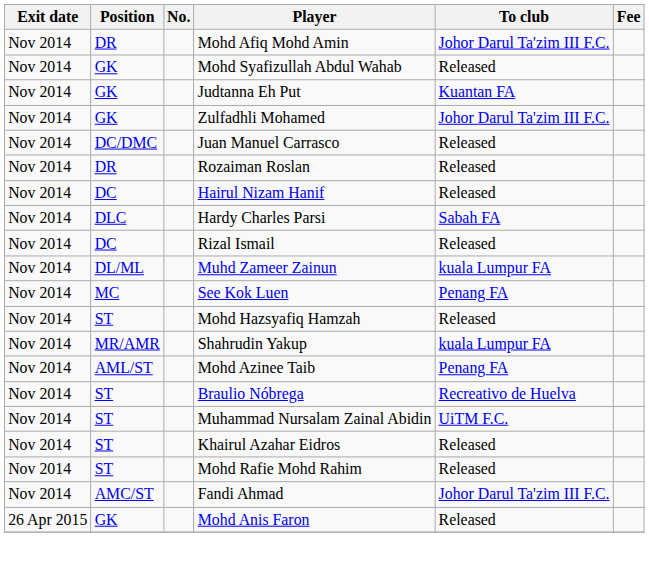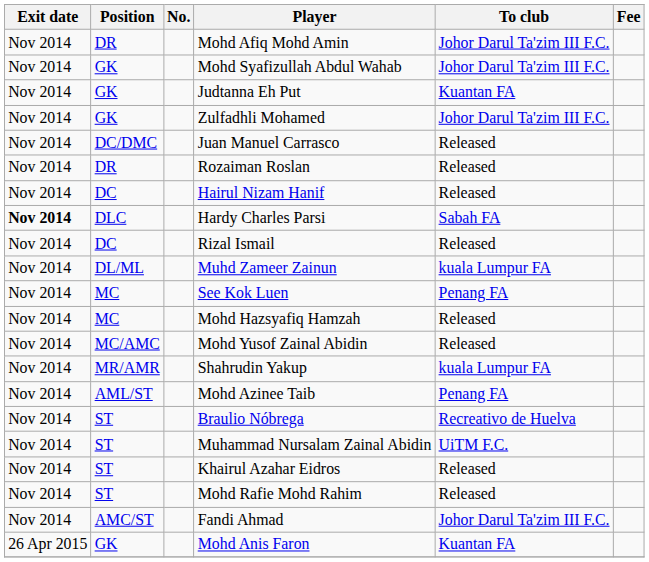(467, 67) Released -> (524, 67) Johor Darul Ta'zim III F.C.
(40, 218) normal -> (40, 218) bold
(104, 318) ST -> (107, 318) MC
+ row: (283, 343)
(467, 519) Released -> (477, 544) Kuantan FA
